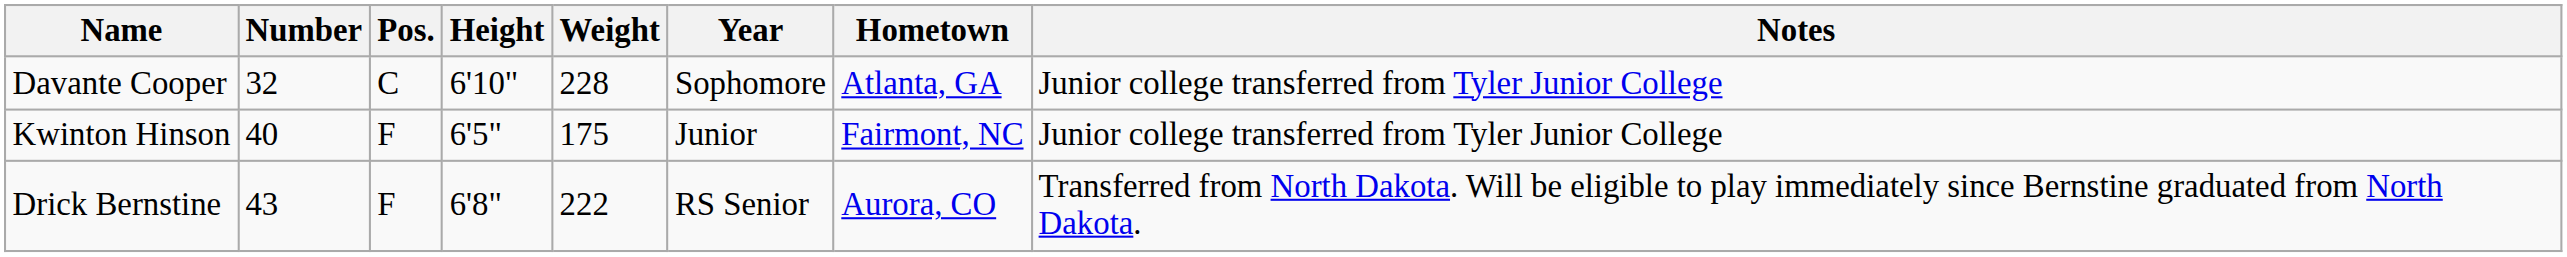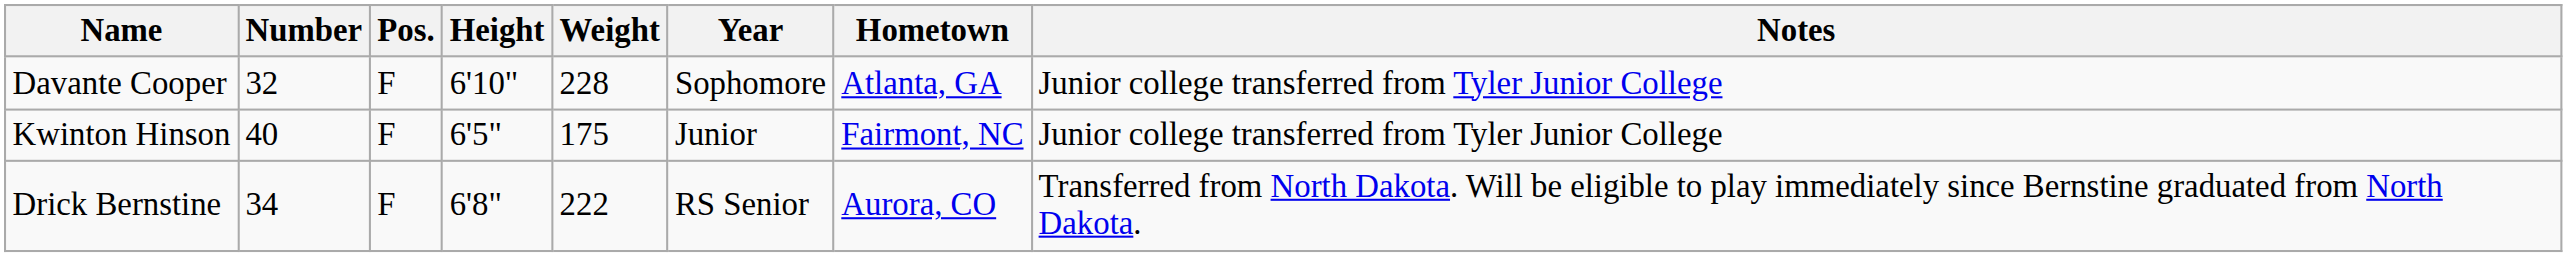(388, 82) C -> (386, 82) F
(262, 205) 43 -> (262, 205) 34
